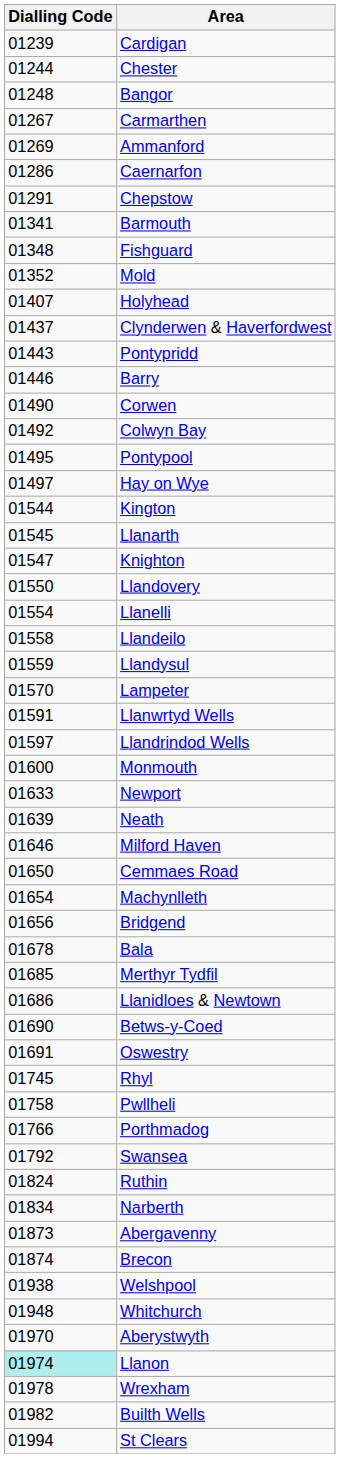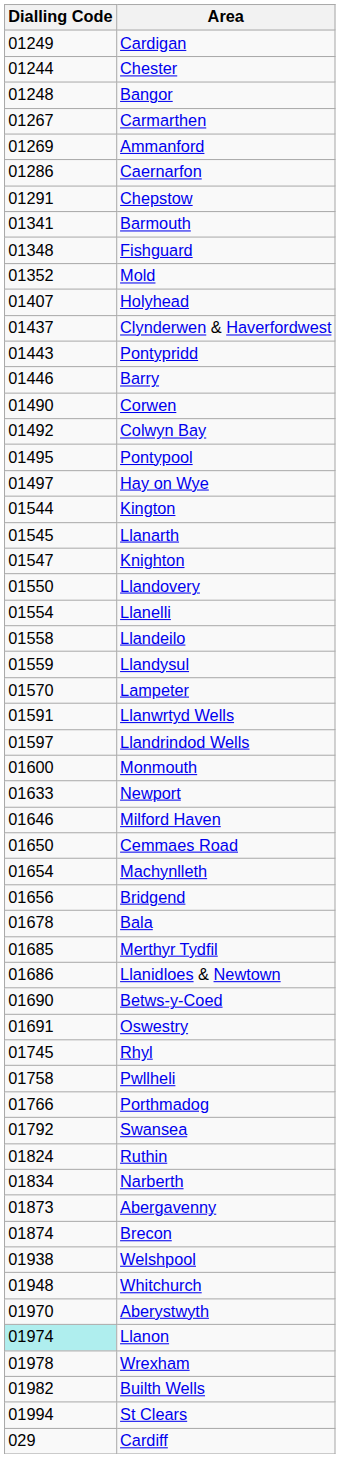(31, 43) 01239 -> (31, 43) 01249
- row: (142, 819)
+ row: (144, 1440)
